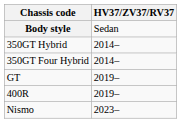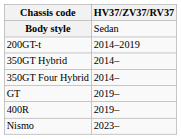+ row: (24, 45)
